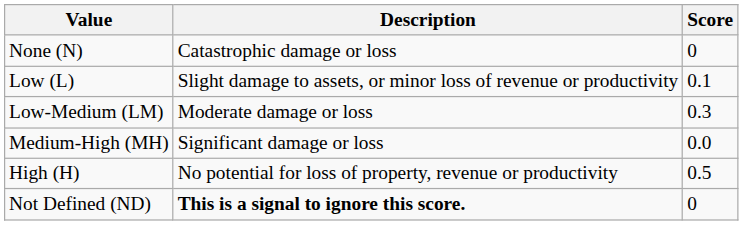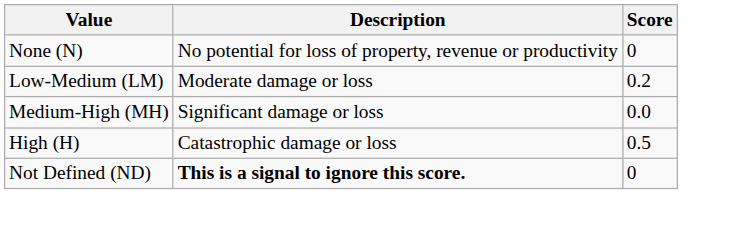(287, 50) Catastrophic damage or loss -> (398, 50) No potential for loss of property, revenue or productivity
- row: (42, 81)
(699, 111) 0.3 -> (639, 81) 0.2
(398, 173) No potential for loss of property, revenue or productivity -> (287, 142) Catastrophic damage or loss
